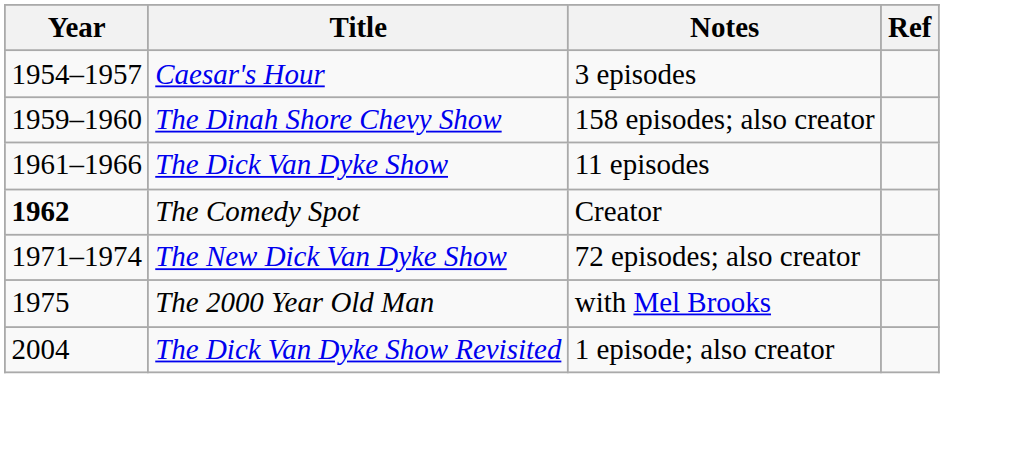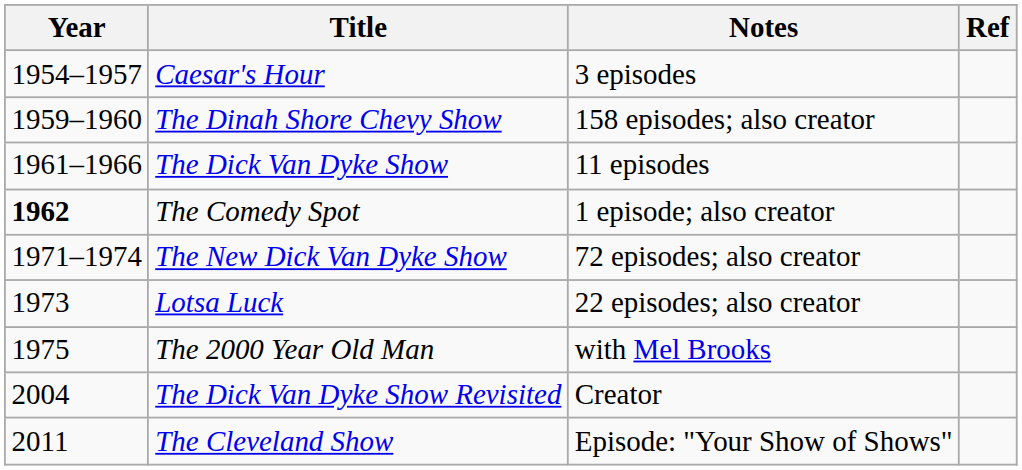(618, 211) Creator -> (705, 211) 1 episode; also creator
+ row: (219, 303)
(705, 348) 1 episode; also creator -> (618, 394) Creator
+ row: (274, 440)
